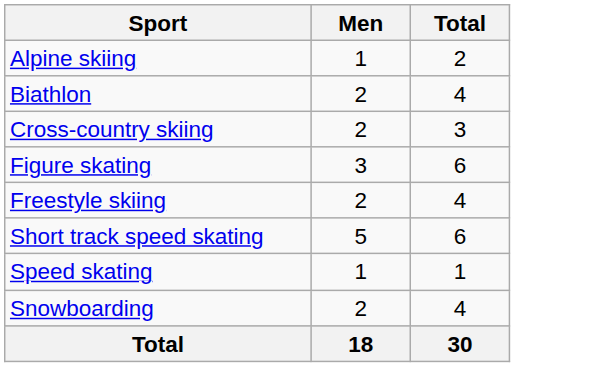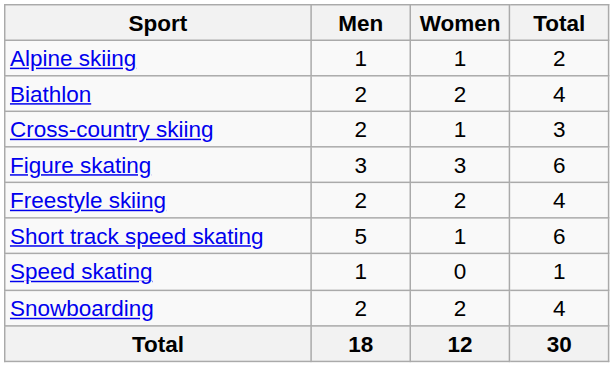+ column: (460, 23)
